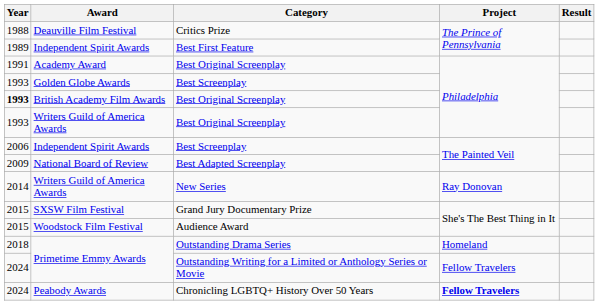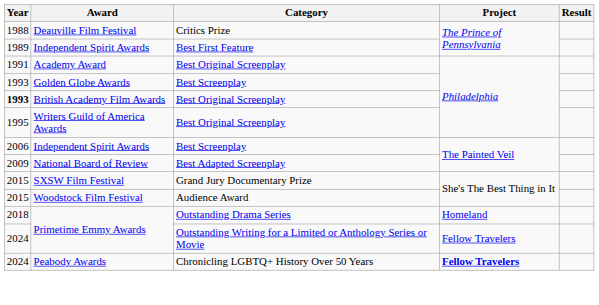(18, 122) 1993 -> (18, 122) 1995
- row: (89, 186)
